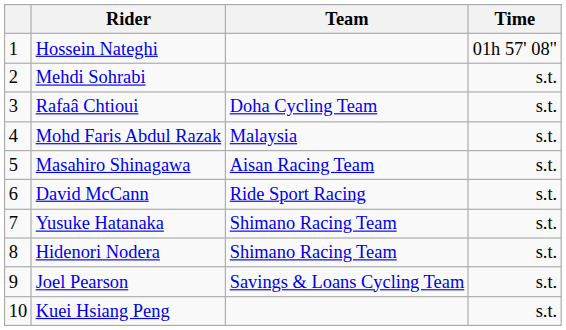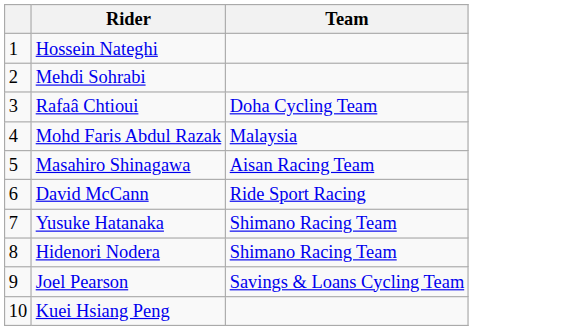- column: (515, 19)
